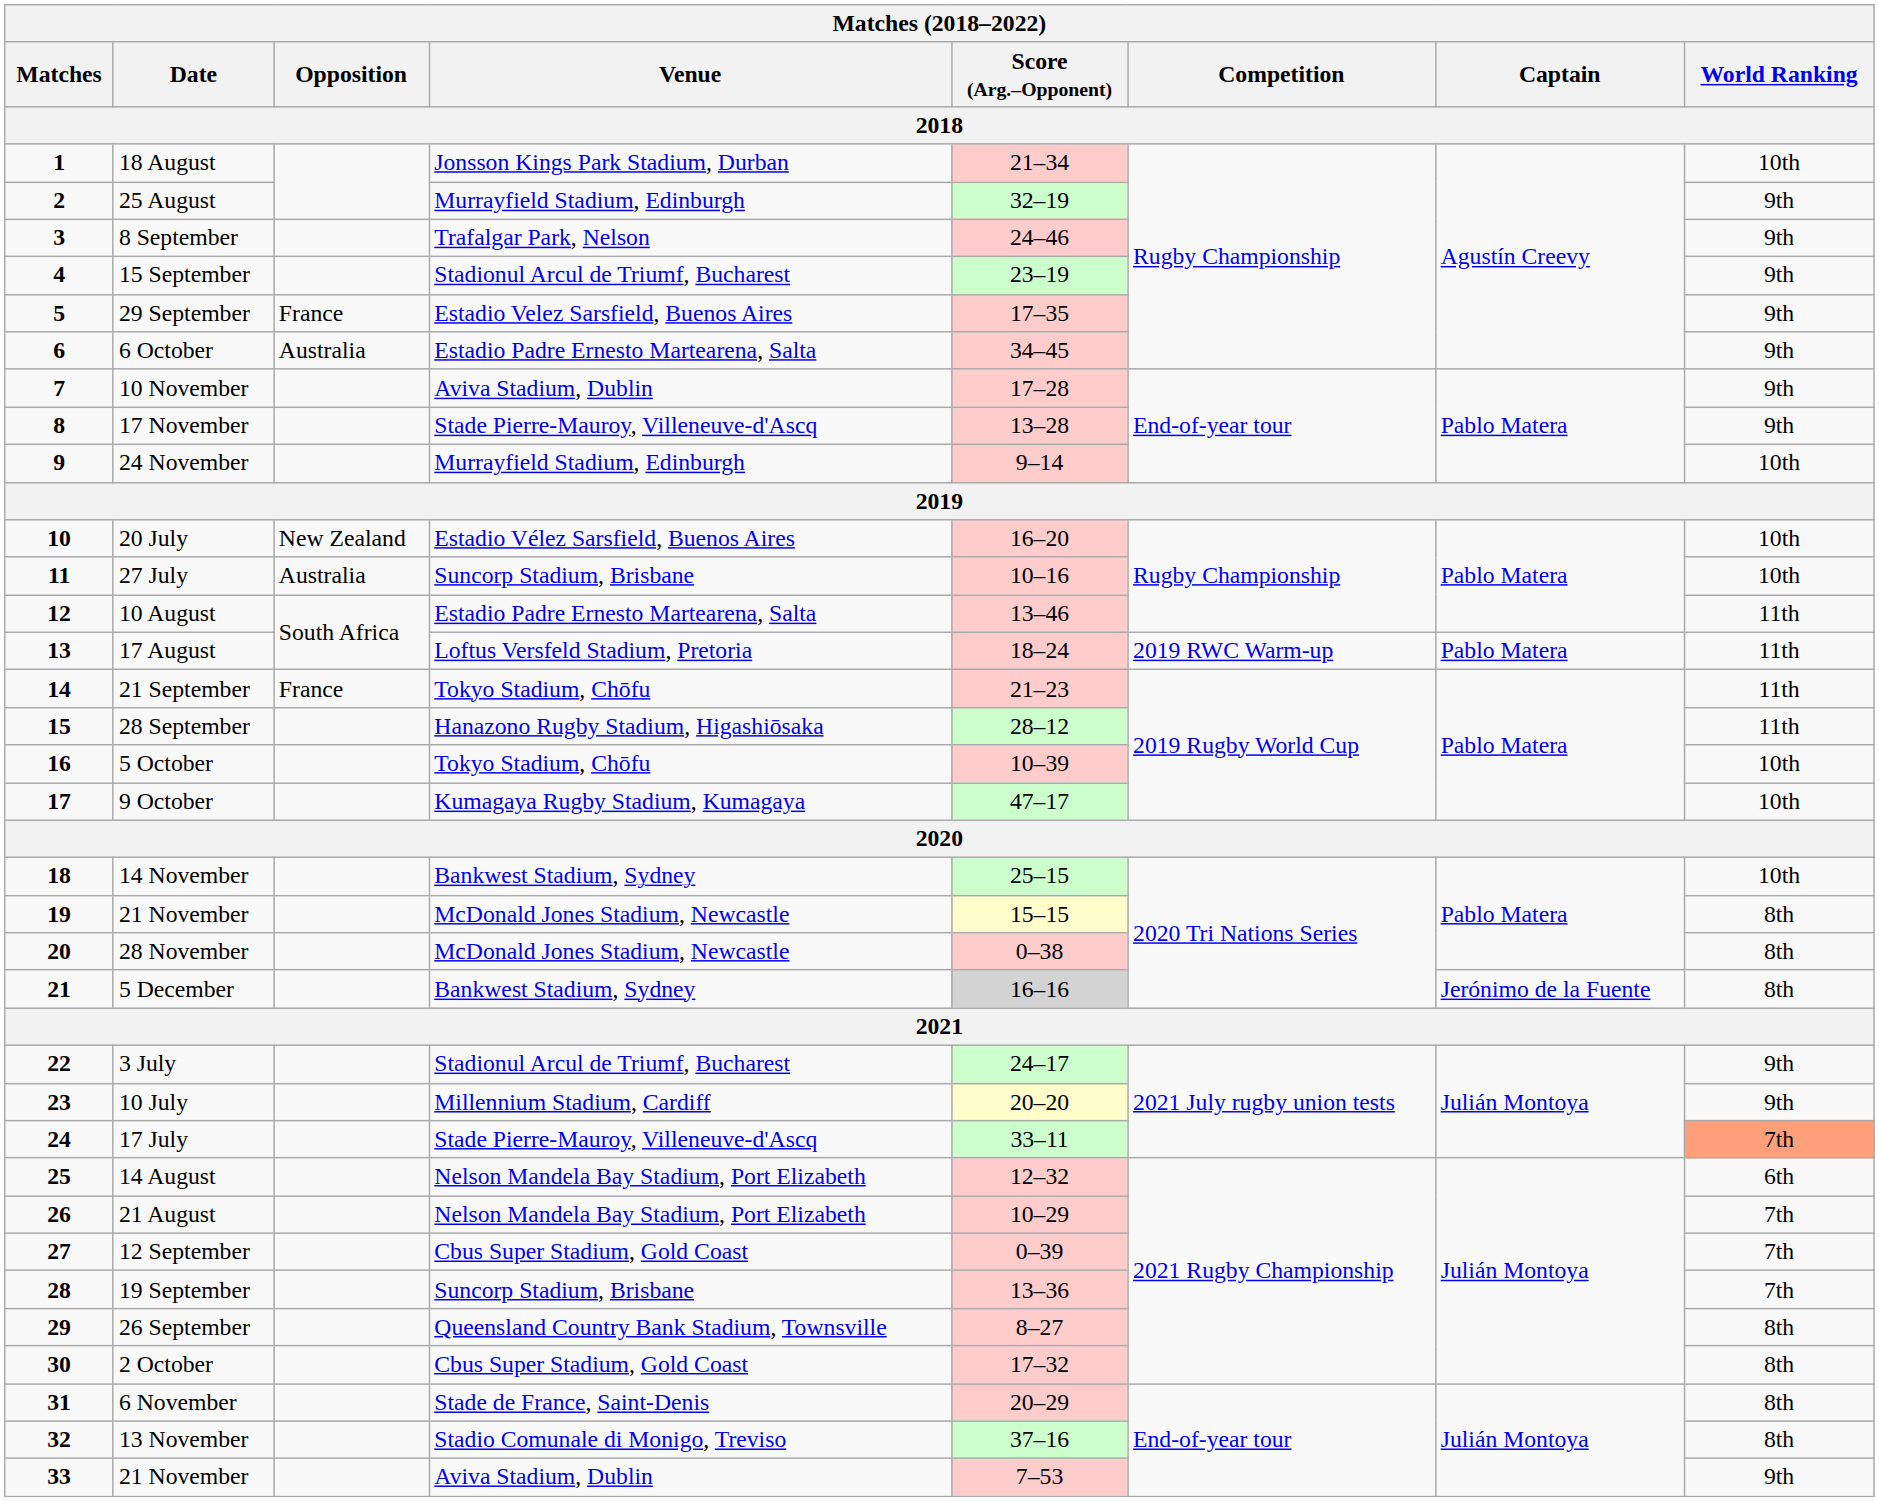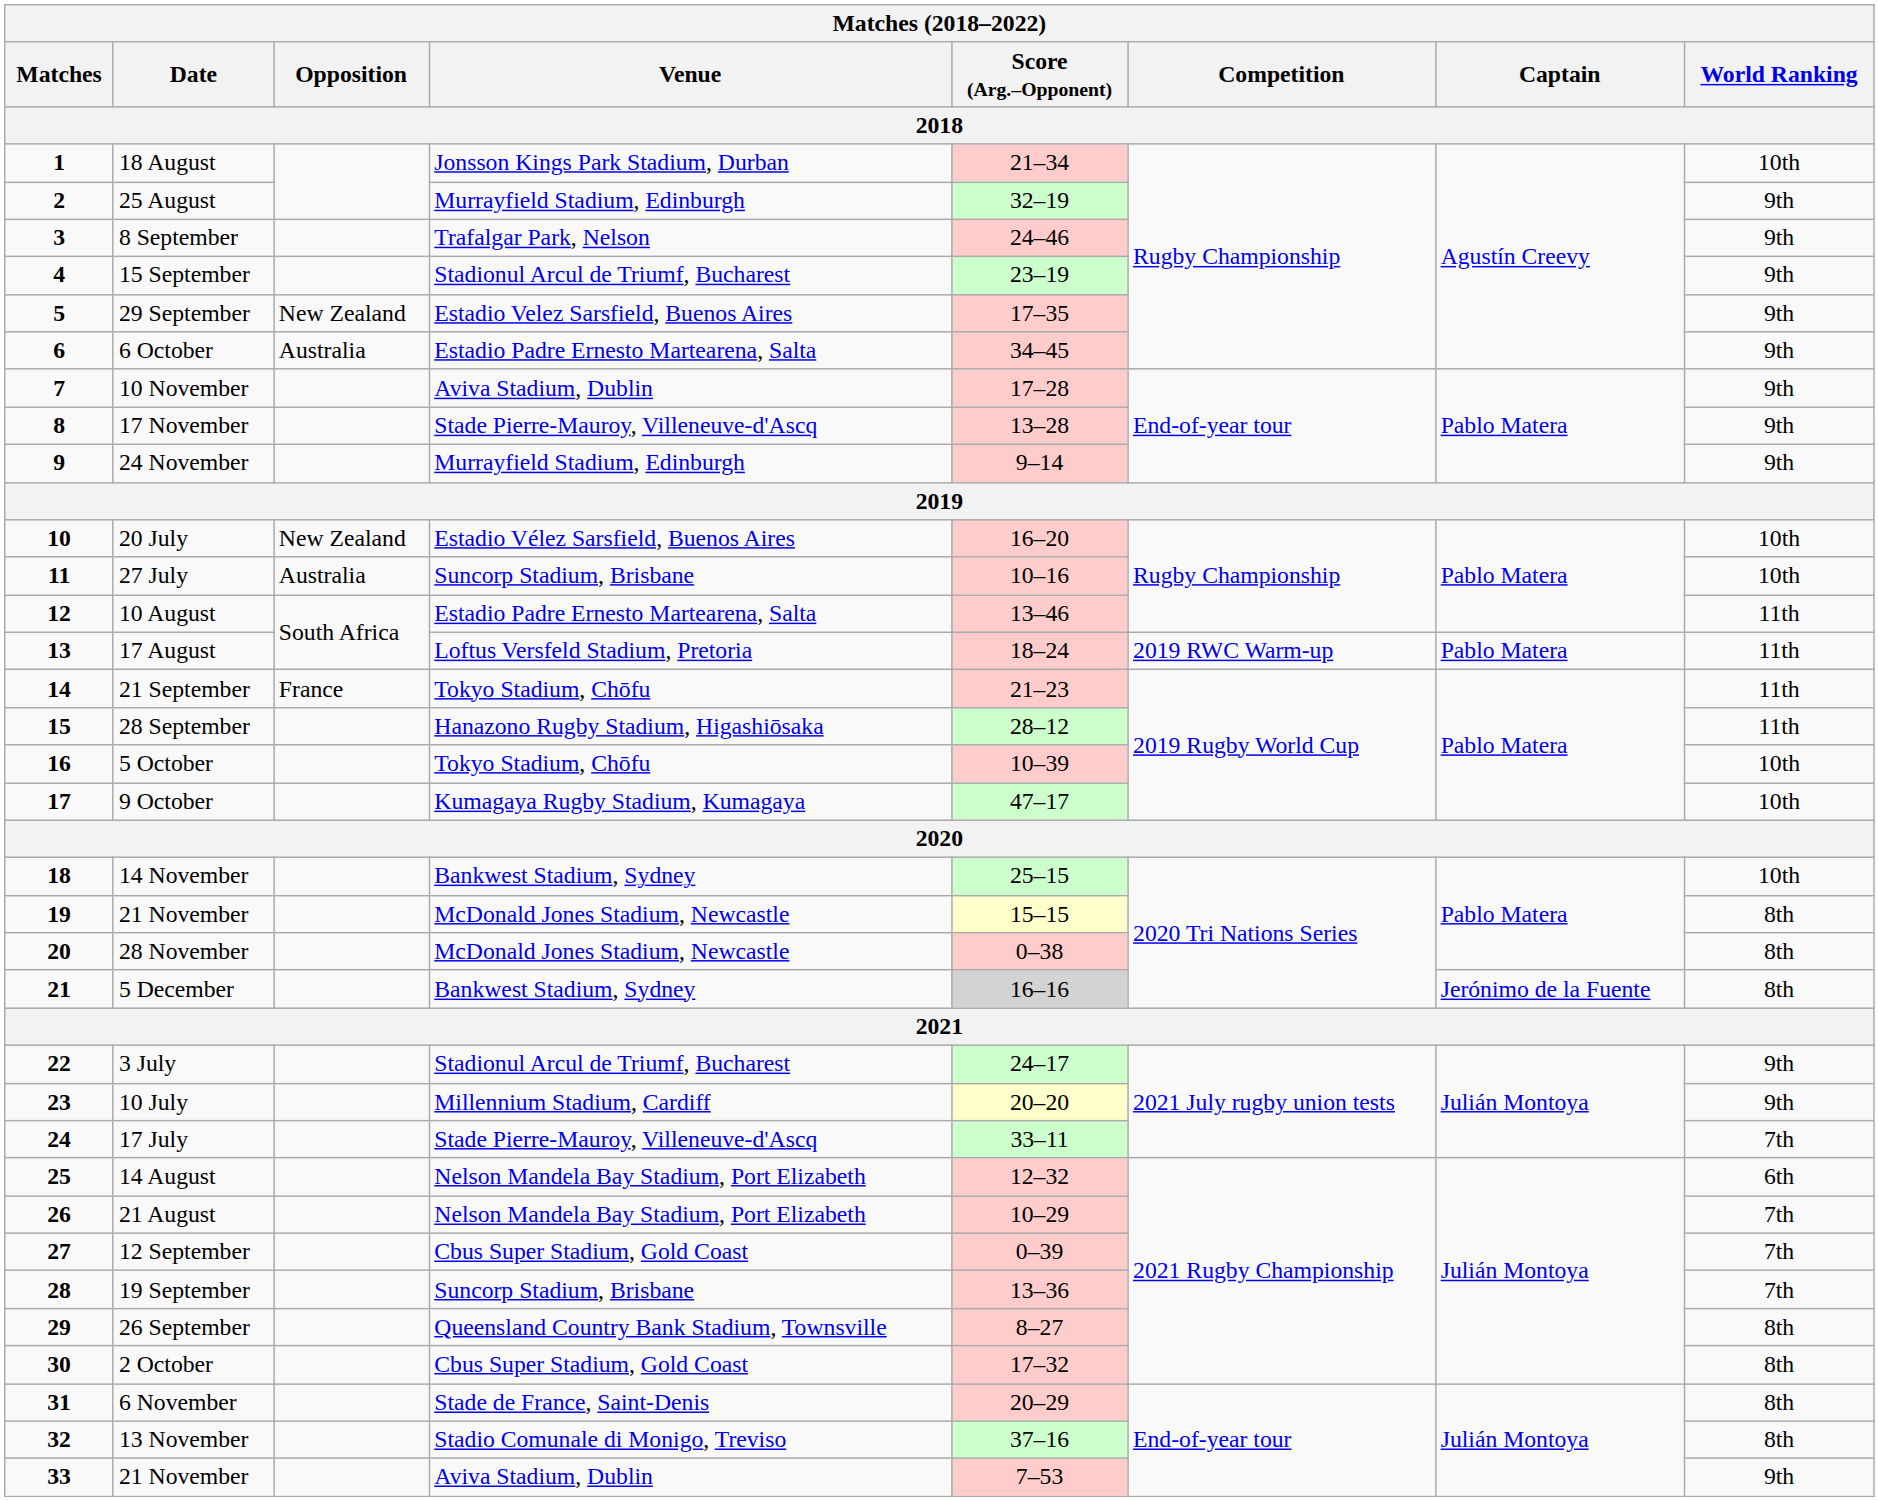(311, 312) France -> (342, 312) New Zealand
(1779, 463) 10th -> (1779, 463) 9th
(1779, 1139) lightsalmon background -> (1779, 1139) no background
